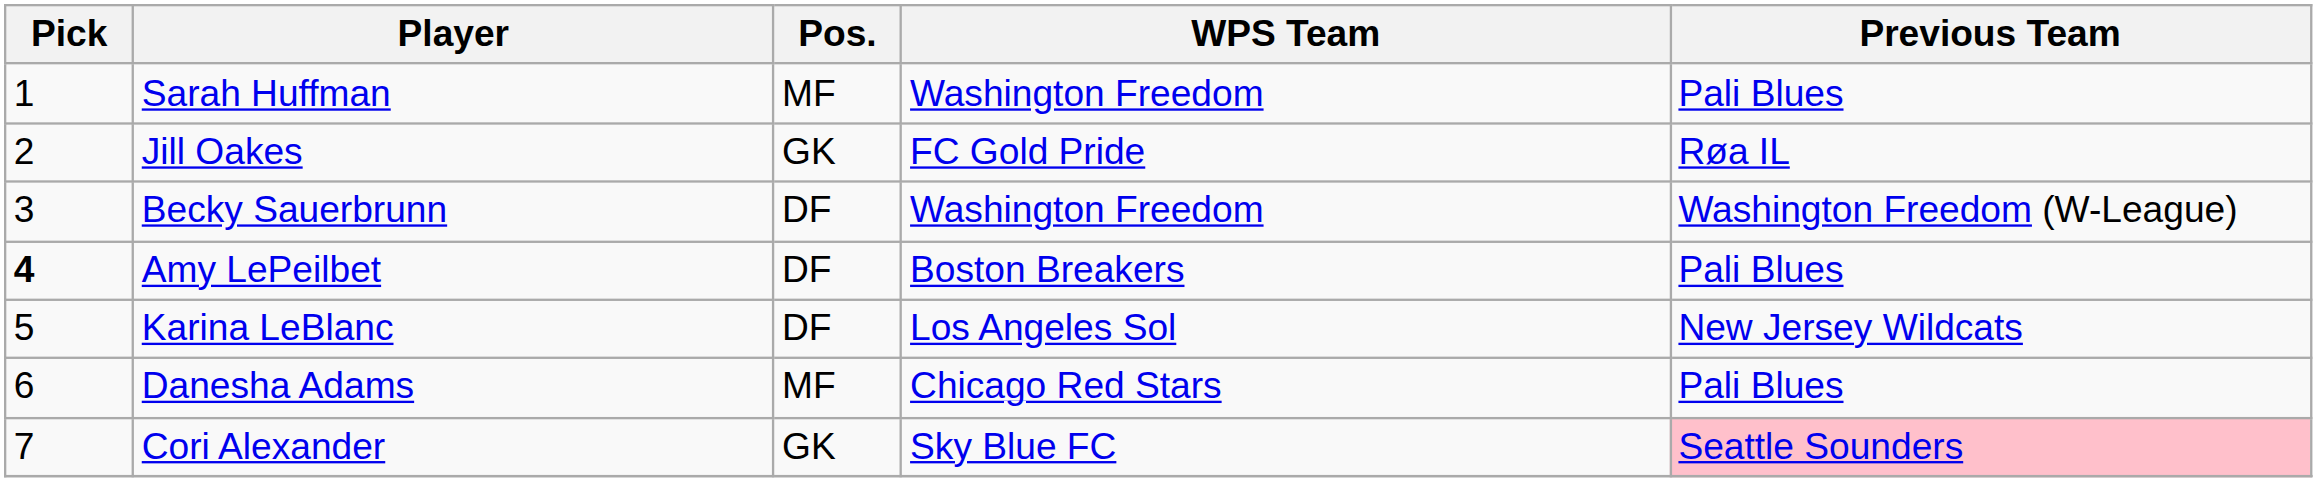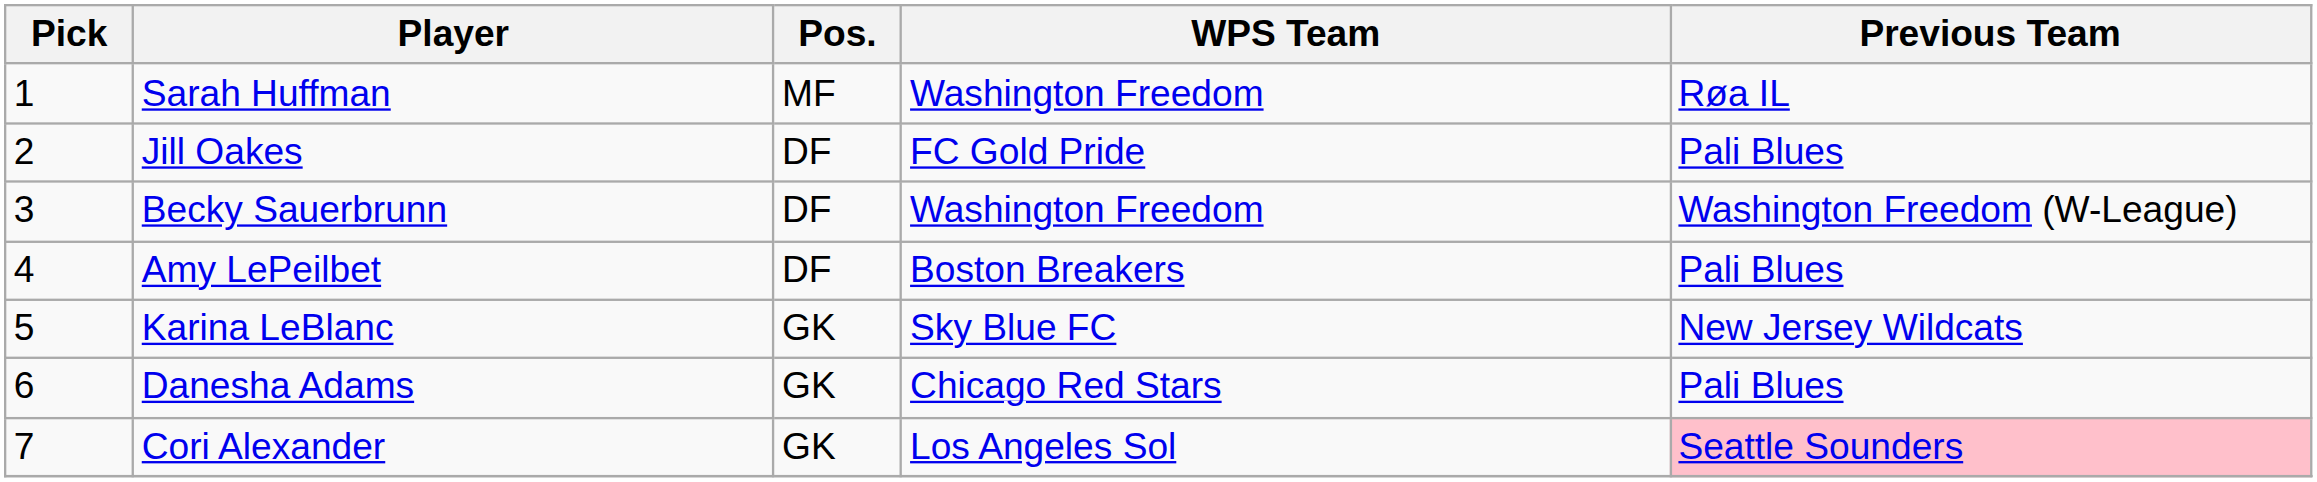(1761, 92) Pali Blues -> (1734, 92) Røa IL
(809, 151) GK -> (807, 151) DF
(1734, 151) Røa IL -> (1761, 151) Pali Blues
(24, 269) bold -> (24, 269) normal
(807, 328) DF -> (809, 328) GK
(1043, 328) Los Angeles Sol -> (1013, 328) Sky Blue FC
(809, 387) MF -> (809, 387) GK
(1013, 446) Sky Blue FC -> (1043, 446) Los Angeles Sol
